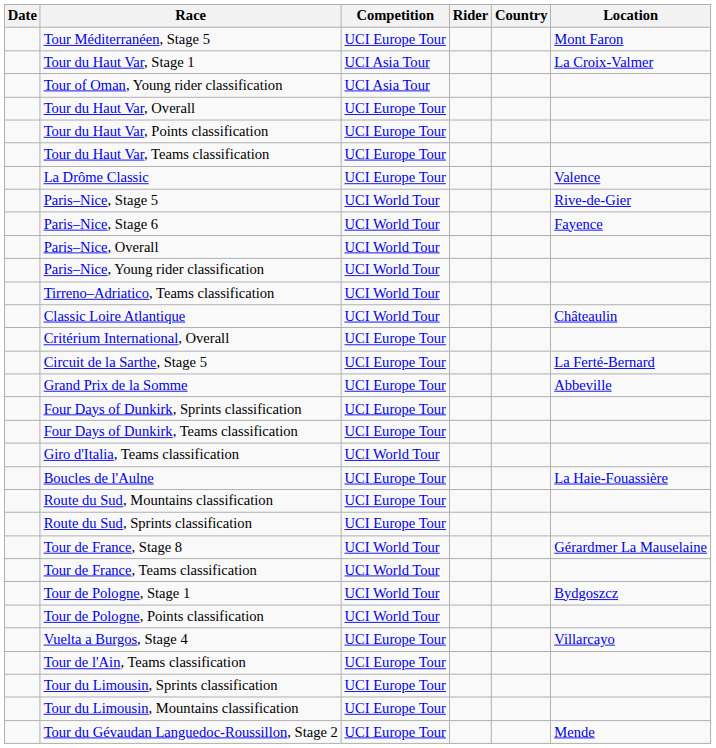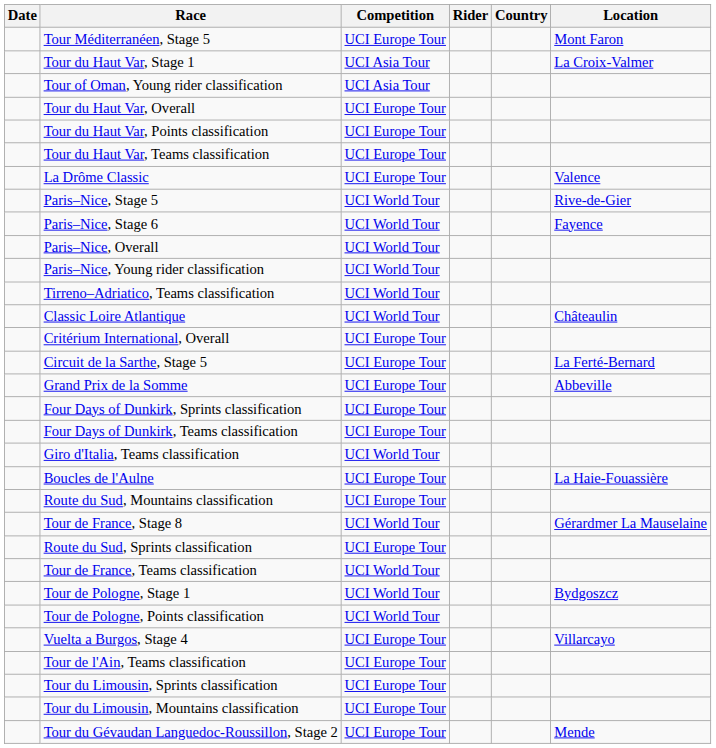rows swapped: (148, 524) <-> (113, 547)
